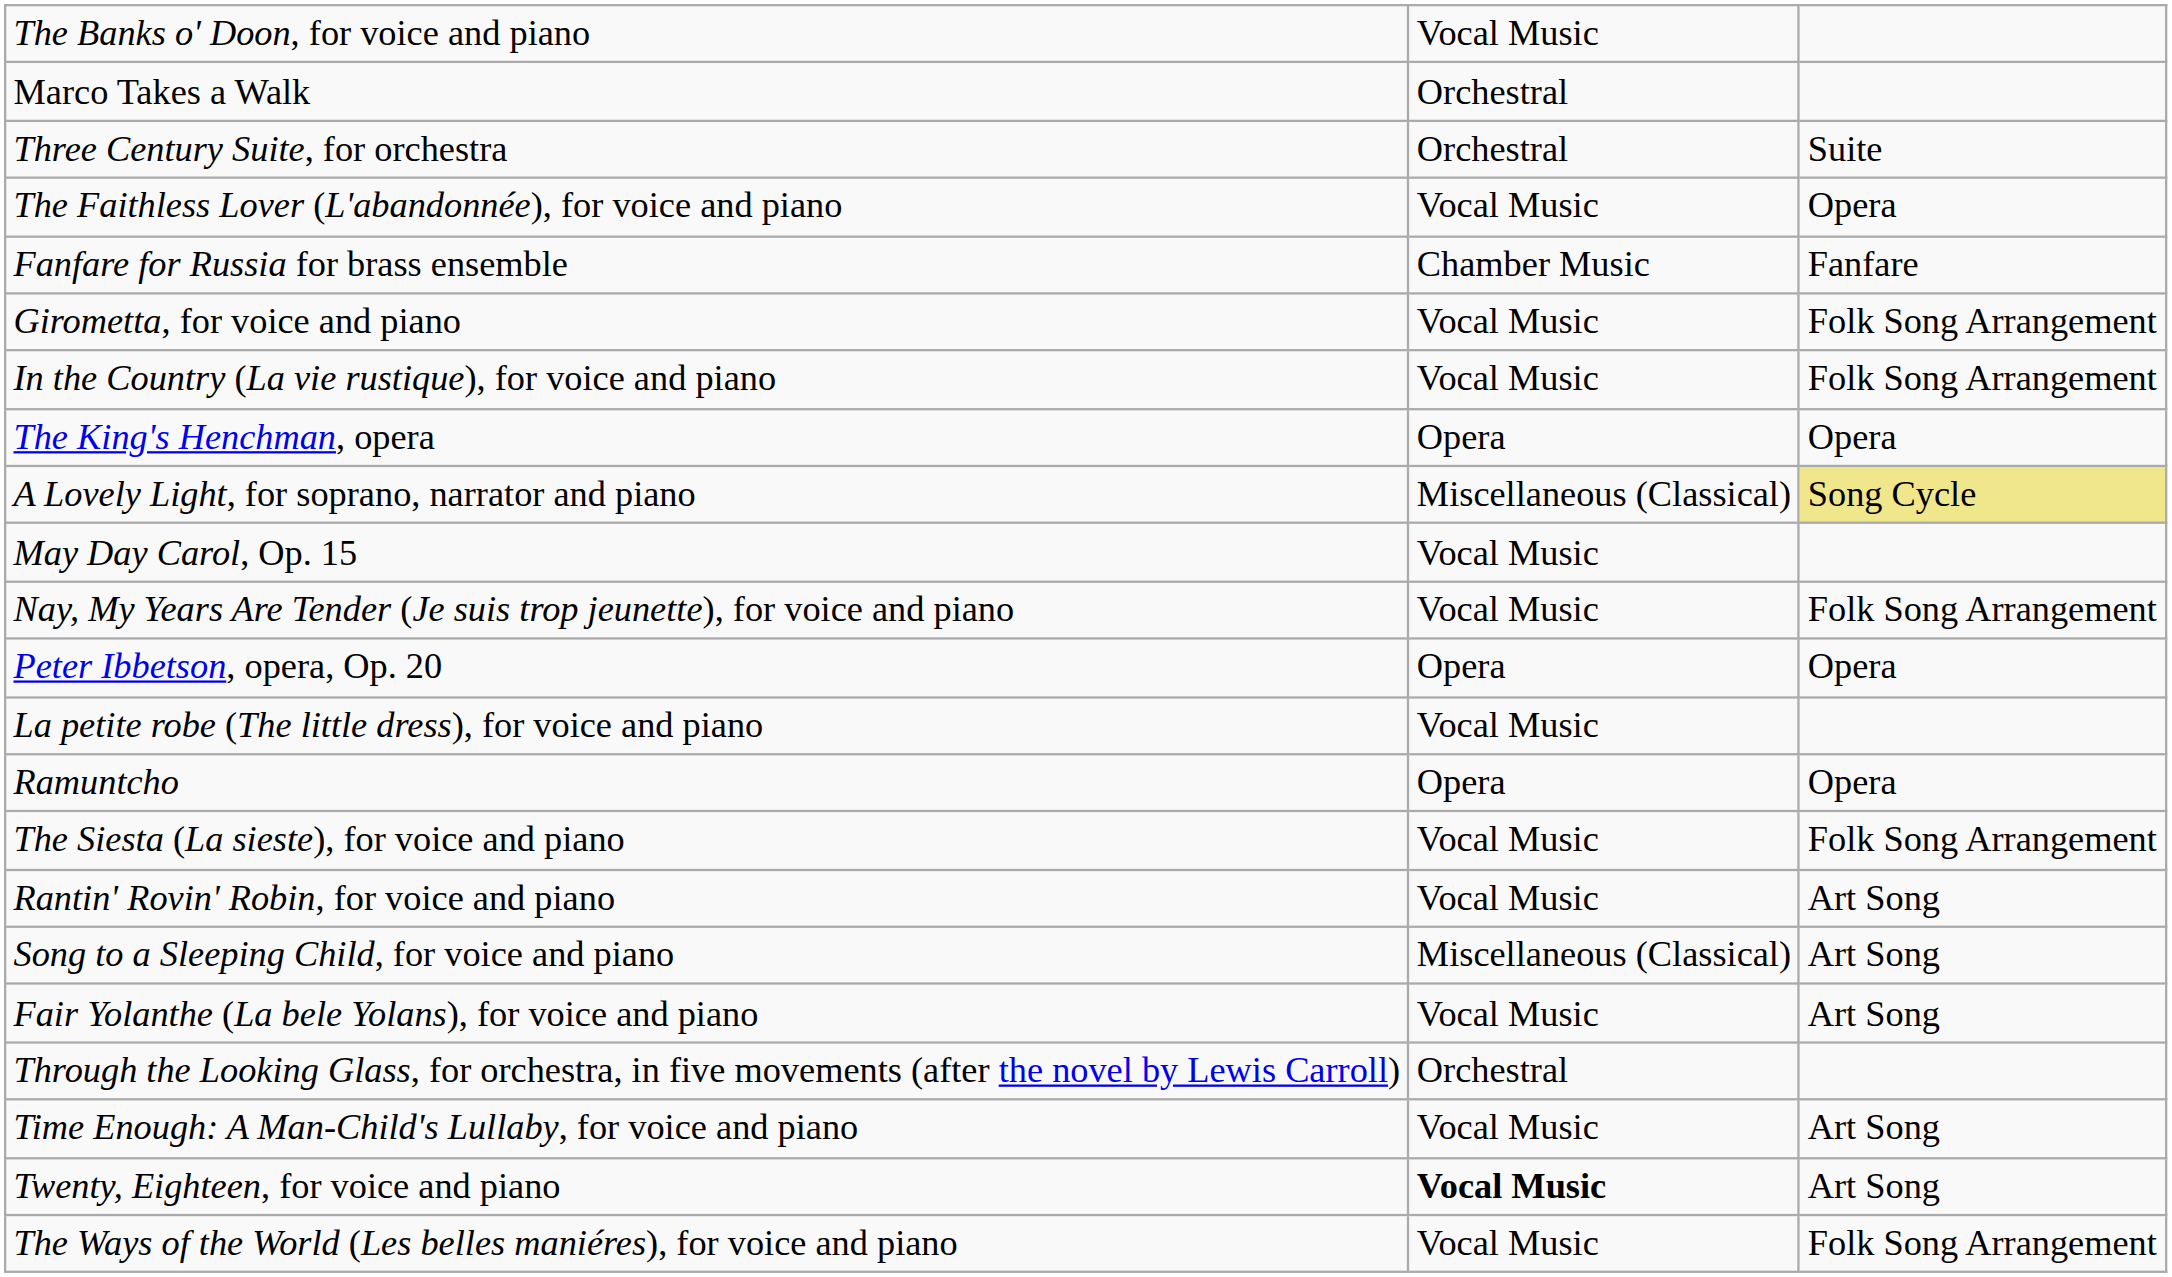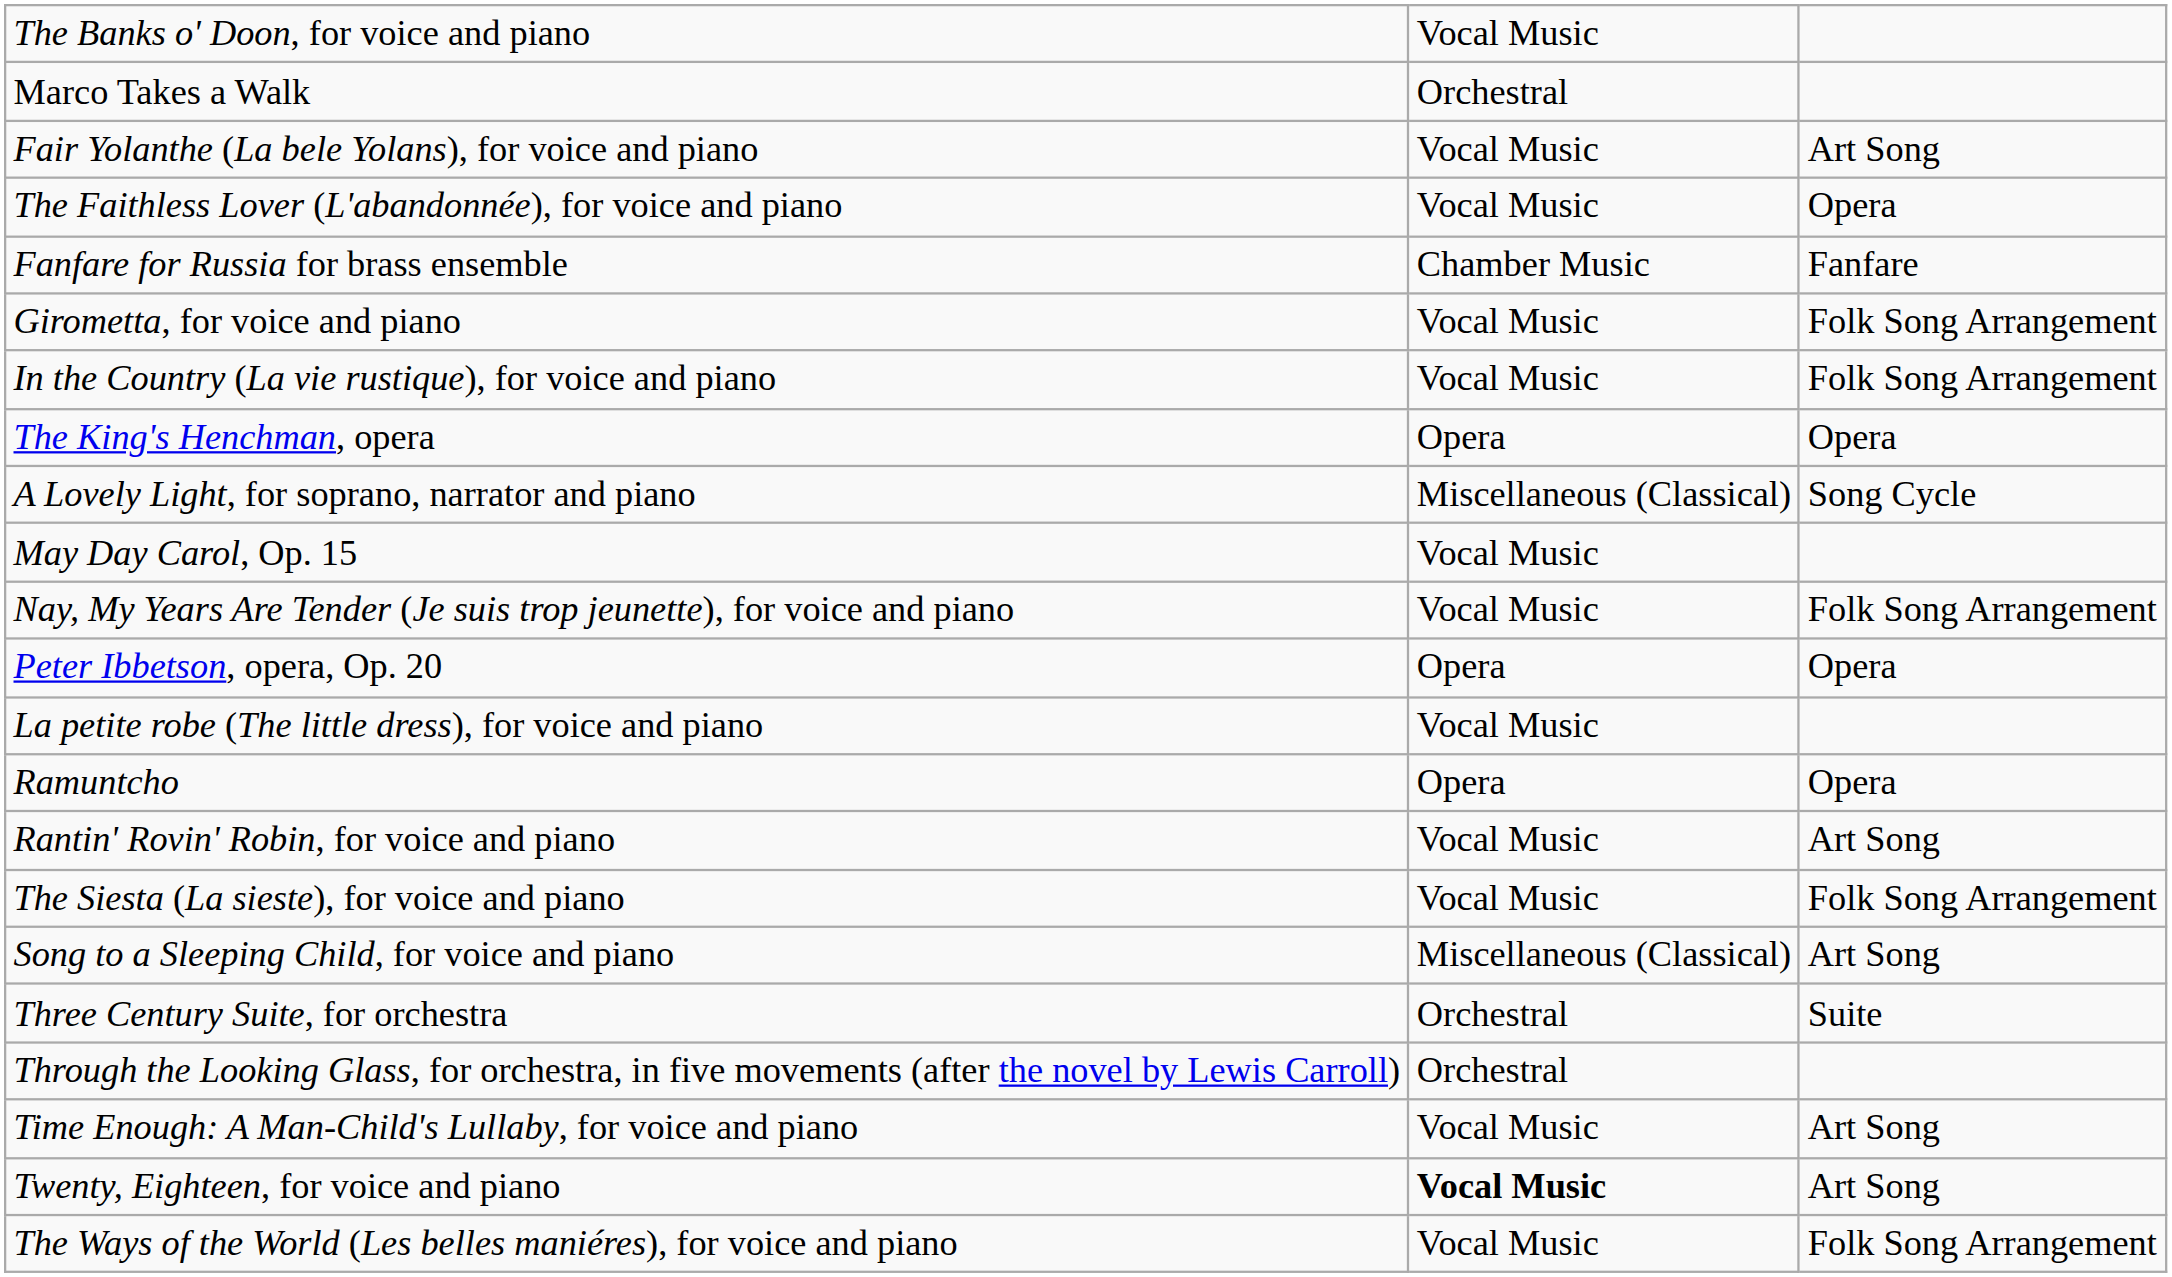rows swapped: (386, 1012) <-> (260, 148)
(1892, 494) khaki background -> (1892, 494) no background
rows swapped: (314, 897) <-> (319, 839)
